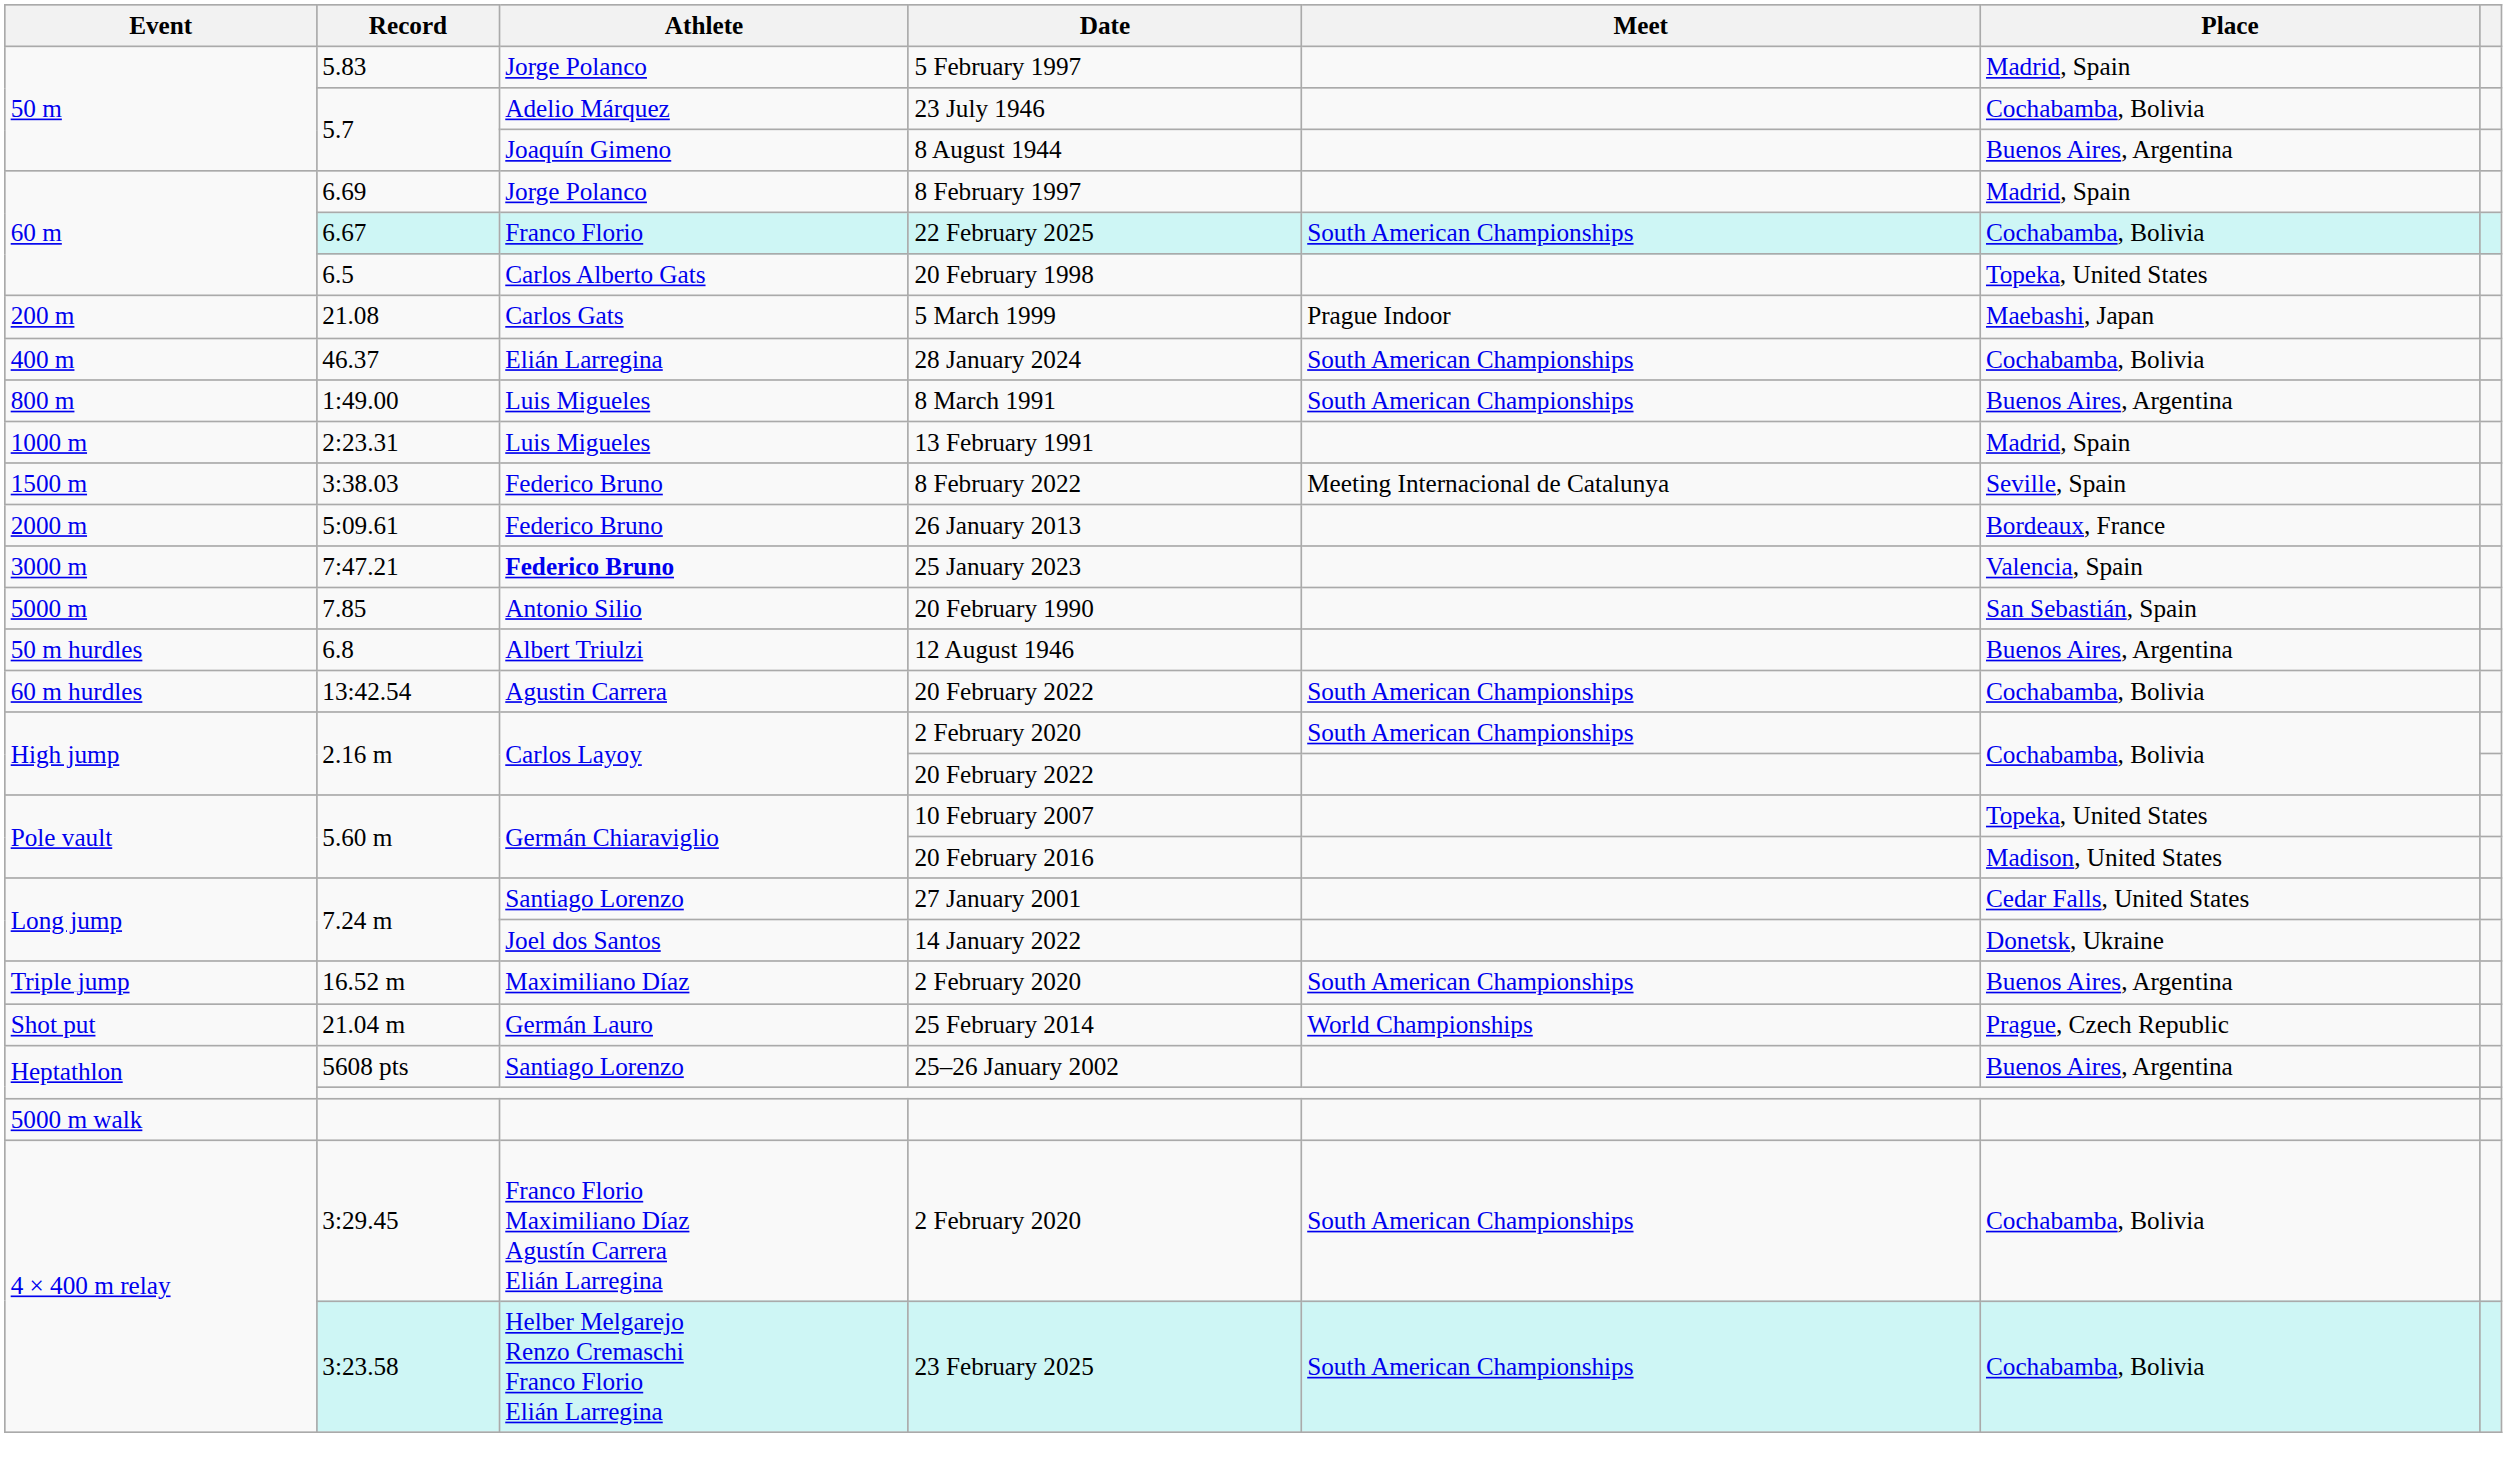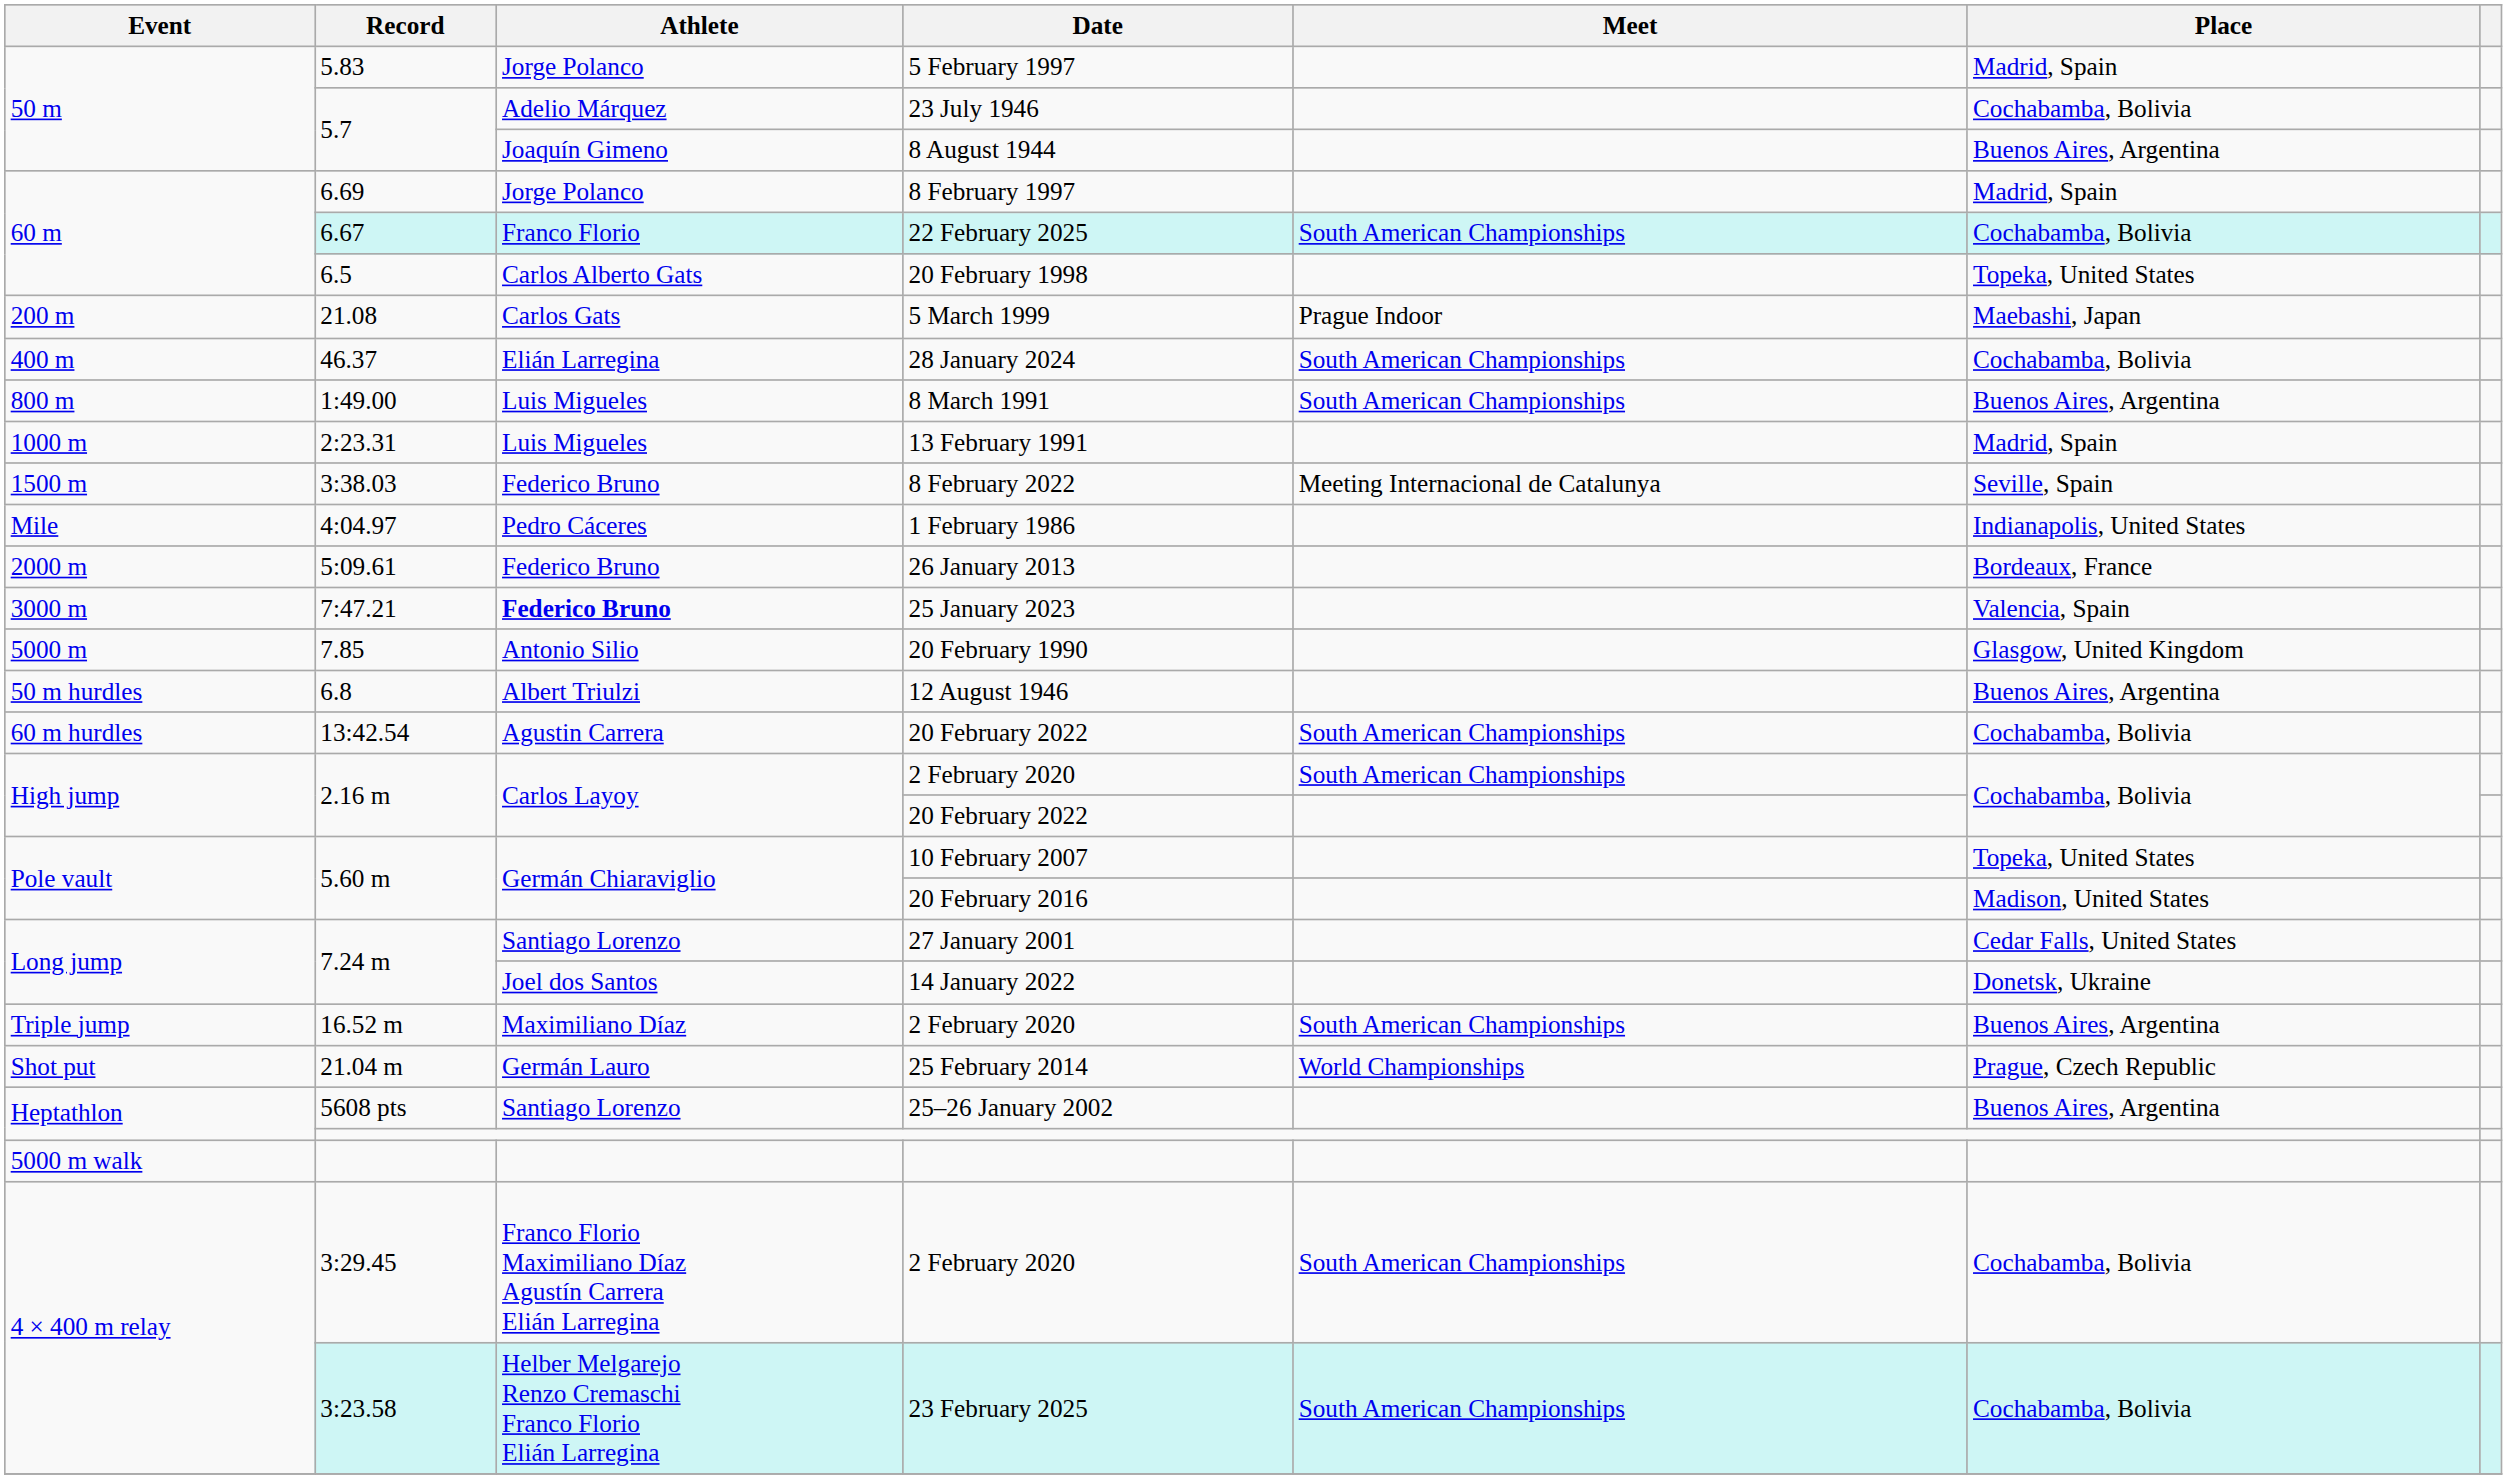+ row: (35, 524)
(2091, 607) San Sebastián, Spain -> (2108, 649) Glasgow, United Kingdom
